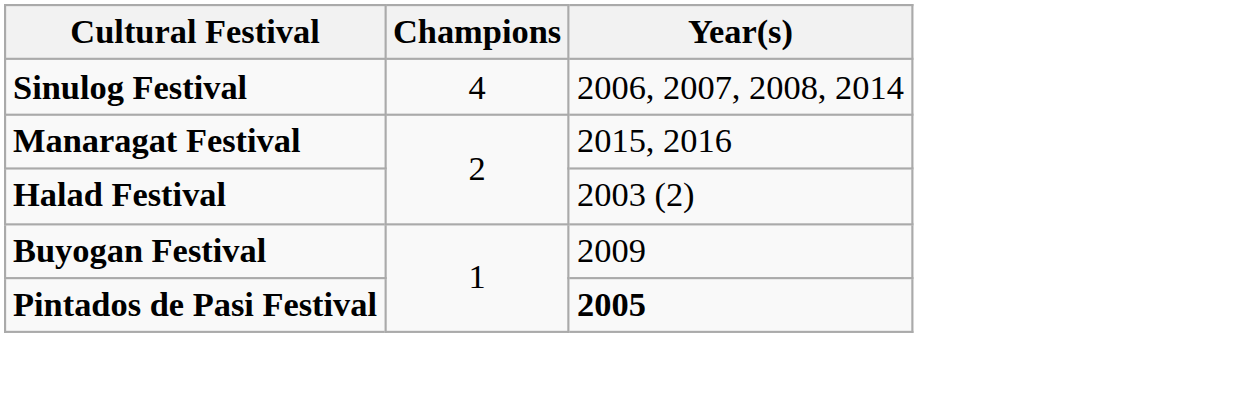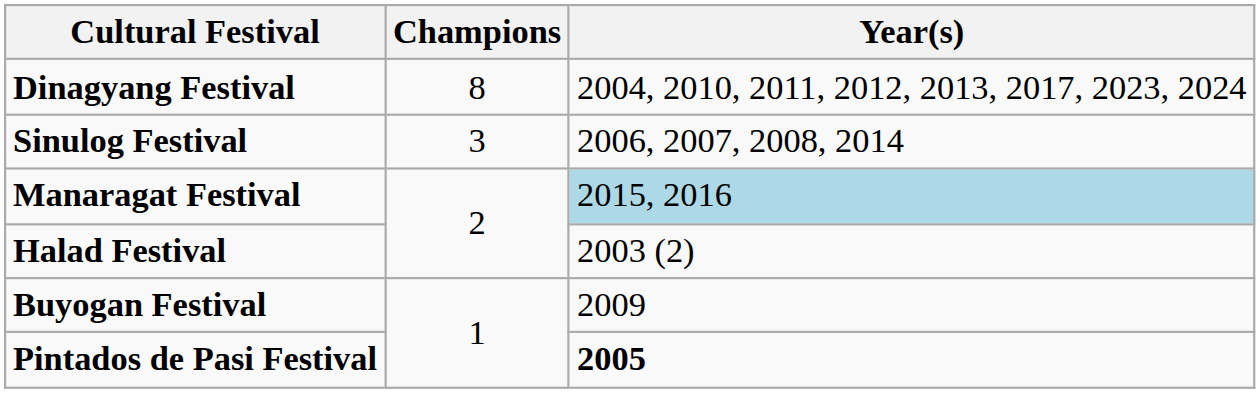+ row: (154, 86)
(477, 86) 4 -> (477, 140) 3
(654, 140) no background -> (654, 195) lightblue background
